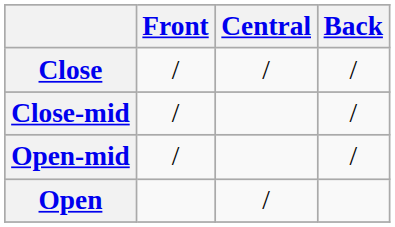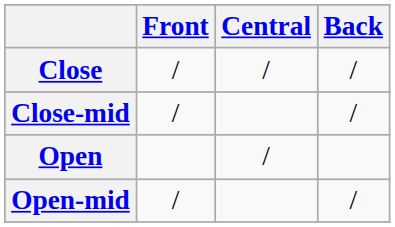rows swapped: (70, 156) <-> (70, 199)
